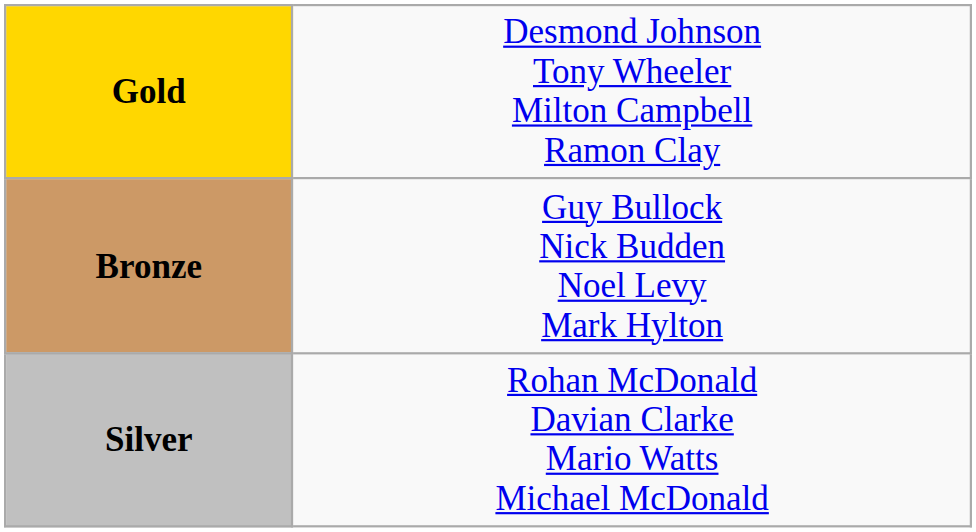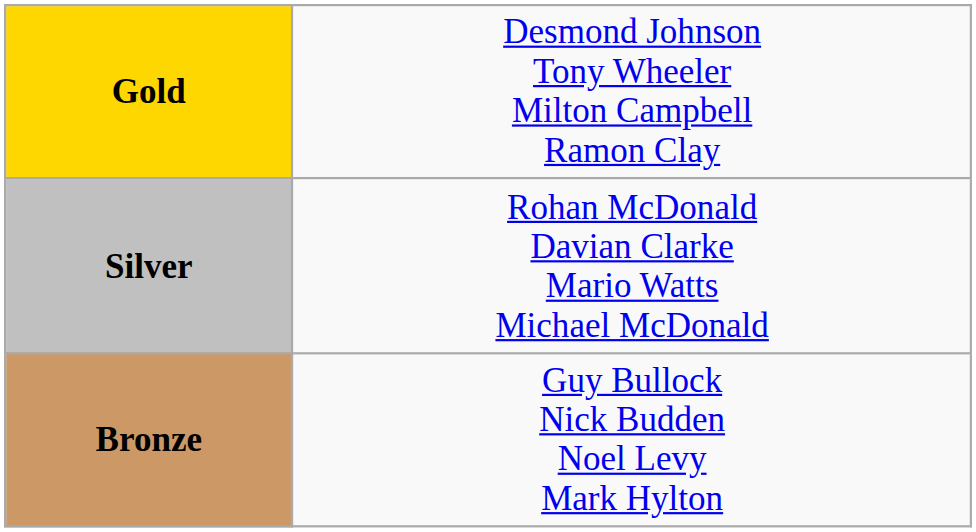rows swapped: (149, 439) <-> (149, 265)
